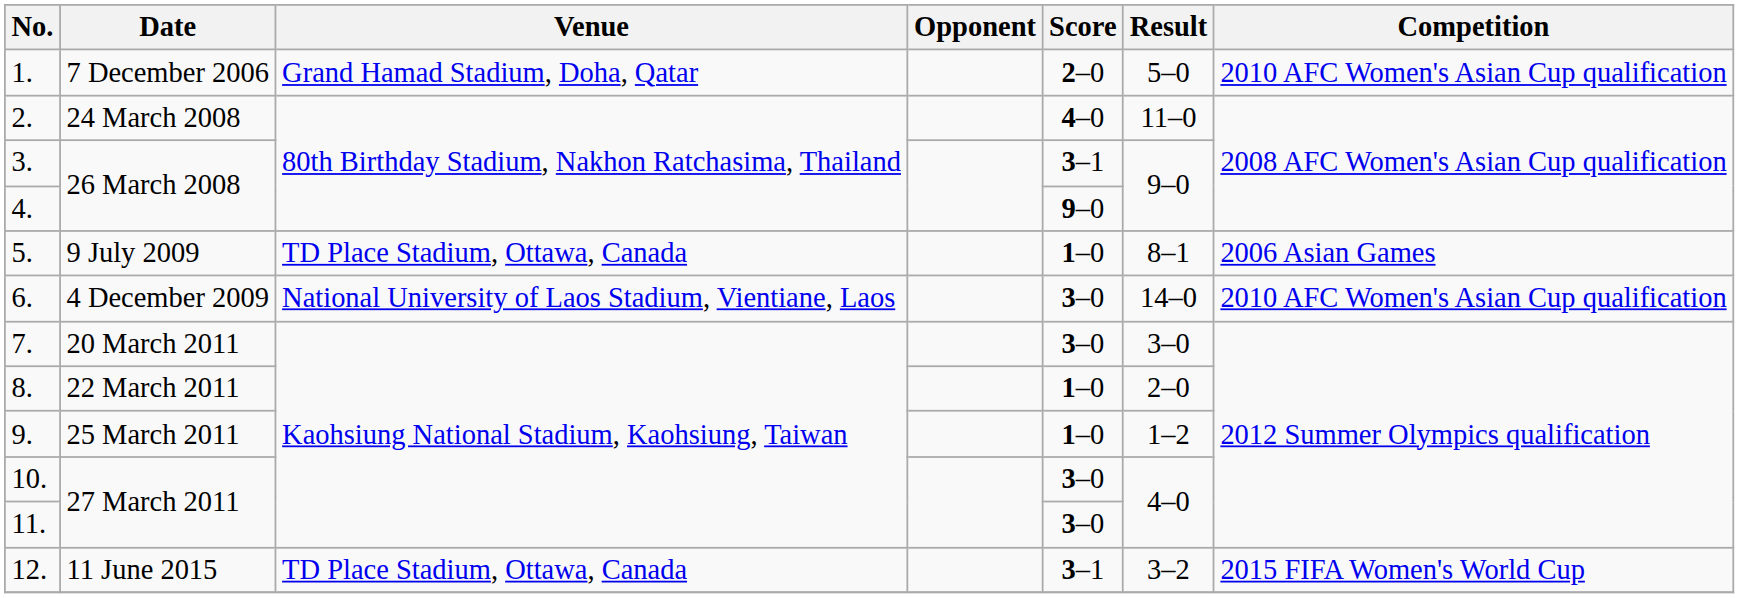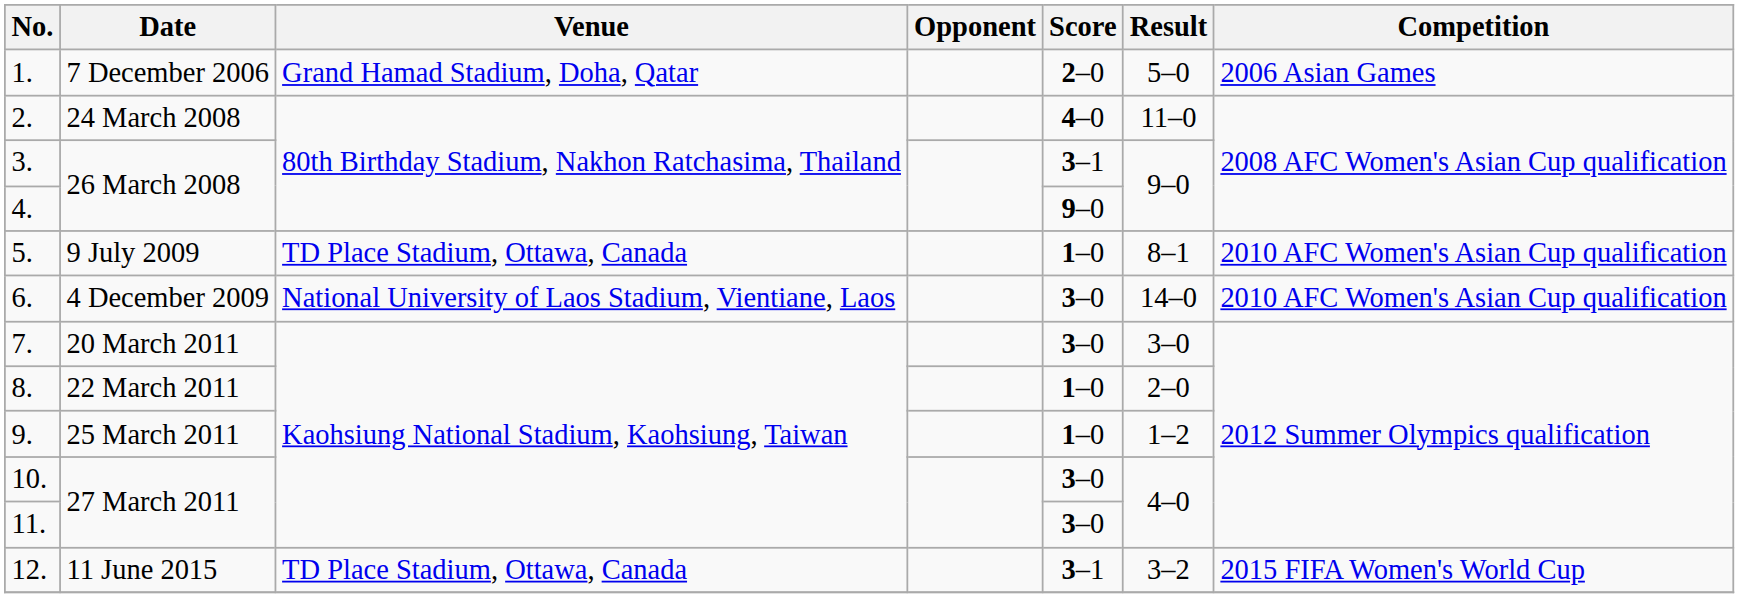(1474, 72) 2010 AFC Women's Asian Cup qualification -> (1328, 72) 2006 Asian Games
(1328, 252) 2006 Asian Games -> (1474, 252) 2010 AFC Women's Asian Cup qualification
